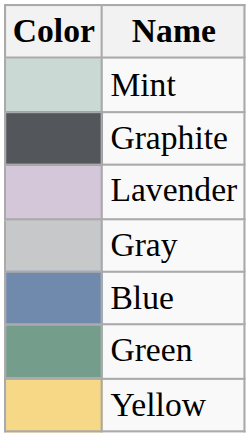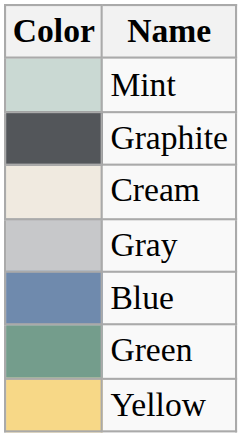- row: (174, 191)
+ row: (155, 191)
